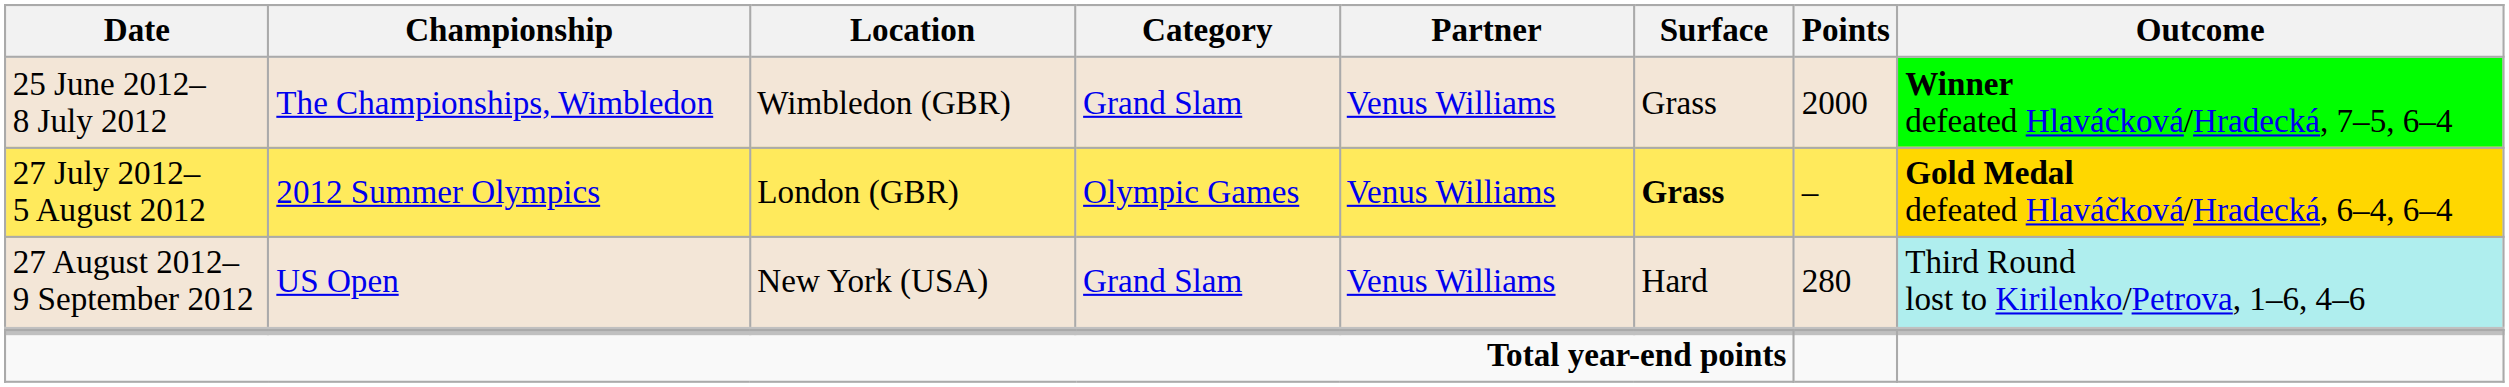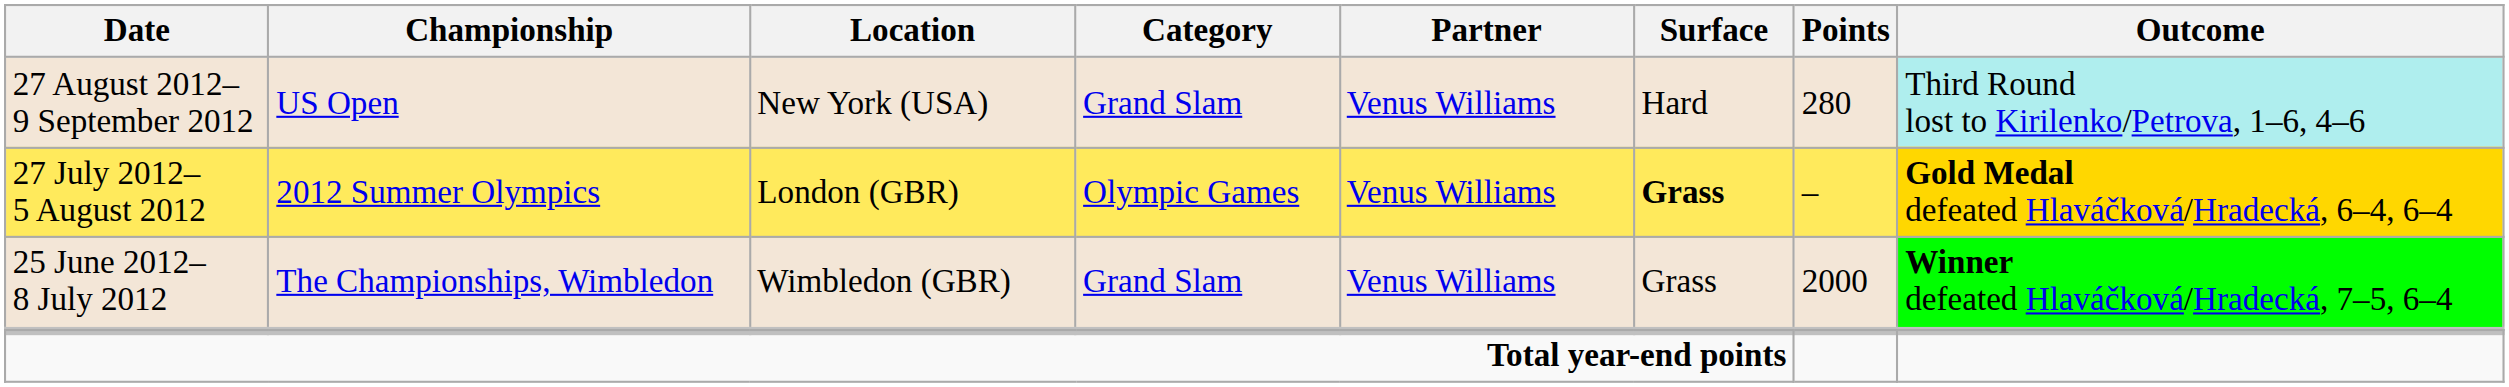rows swapped: (109, 101) <-> (133, 281)
